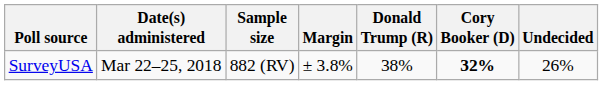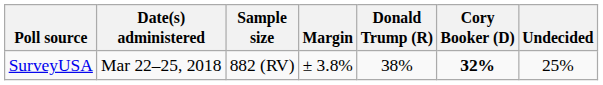(558, 65) 26% -> (558, 65) 25%
